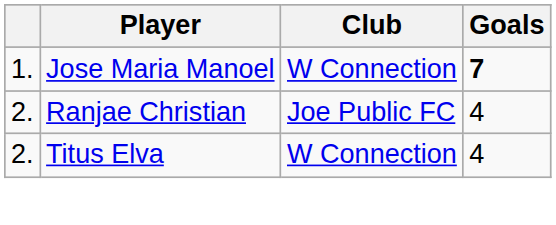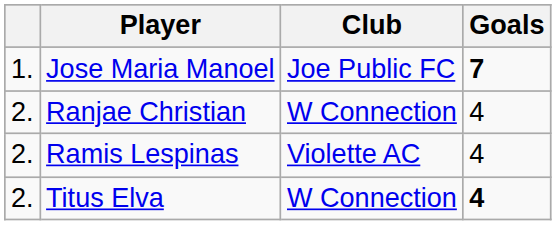(372, 68) W Connection -> (371, 68) Joe Public FC
(371, 111) Joe Public FC -> (372, 111) W Connection
+ row: (142, 154)
(477, 154) normal -> (477, 197) bold
